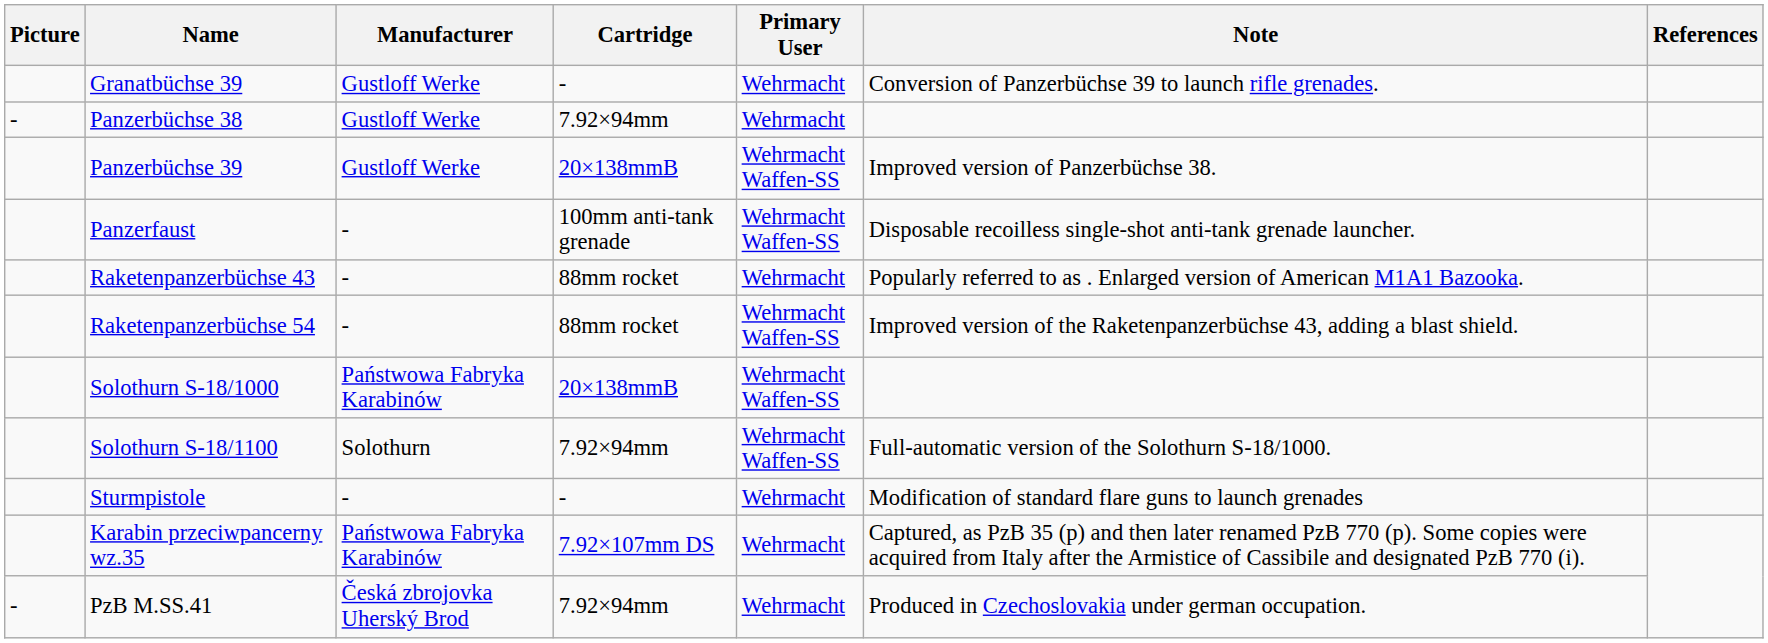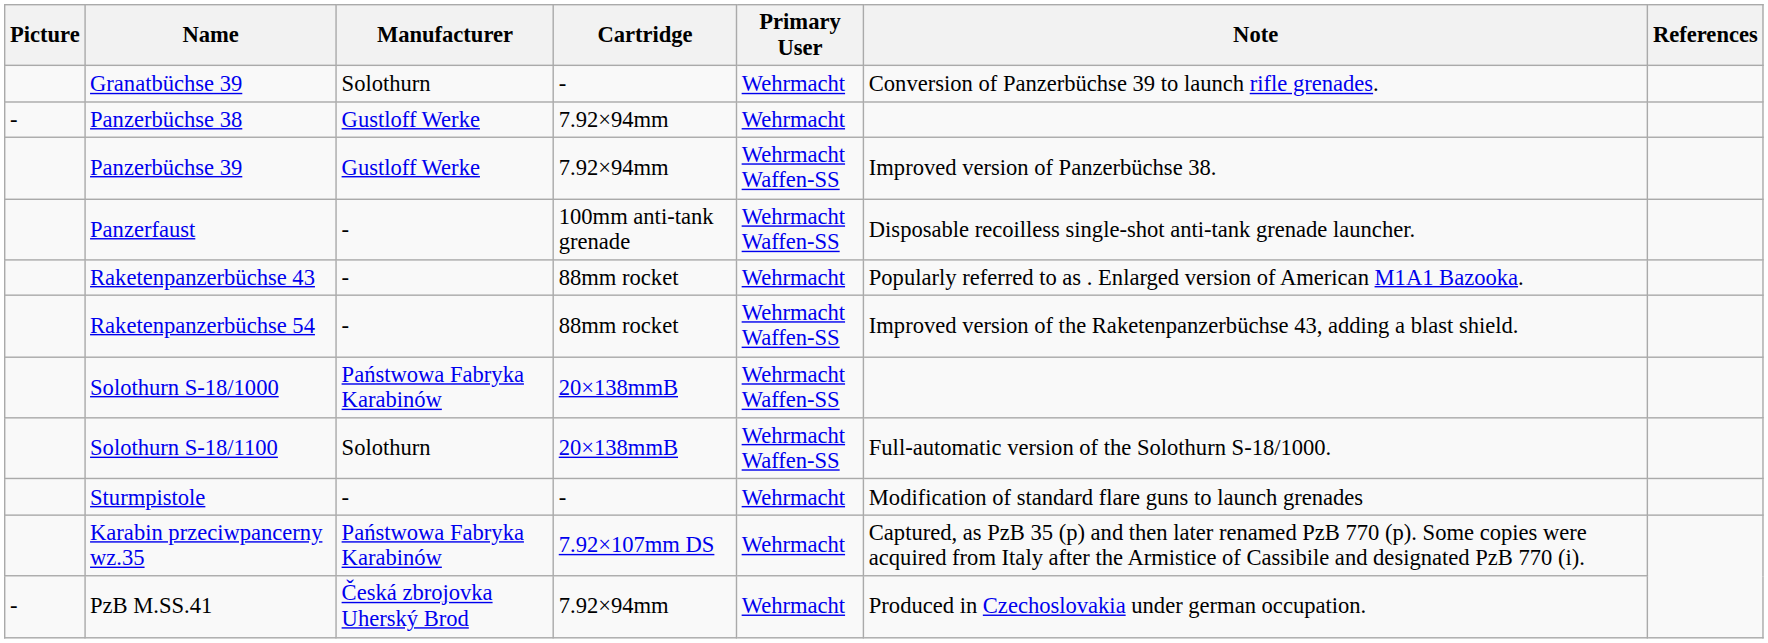(411, 83) Gustloff Werke -> (386, 83) Solothurn
(618, 167) 20×138mmB -> (614, 167) 7.92×94mm
(614, 448) 7.92×94mm -> (618, 448) 20×138mmB
